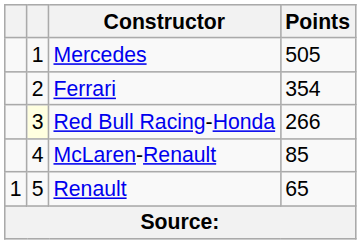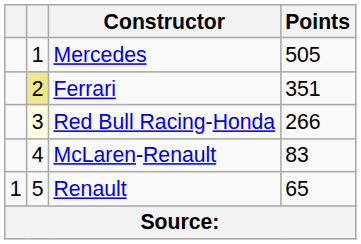(38, 88) no background -> (38, 88) khaki background
(303, 88) 354 -> (303, 88) 351
(297, 155) 85 -> (297, 155) 83
